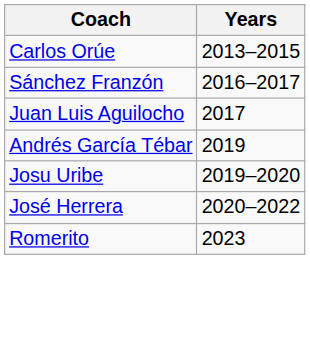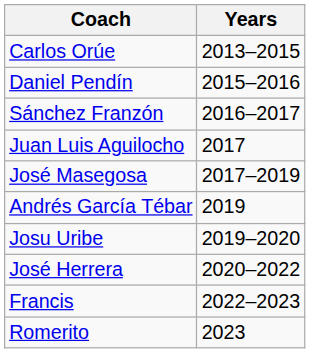+ row: (71, 82)
+ row: (78, 176)
+ row: (41, 301)
